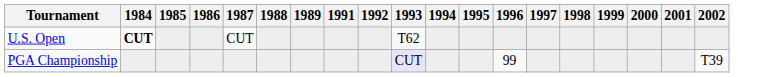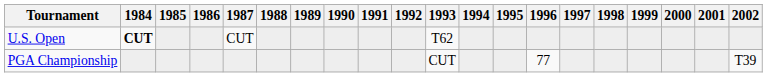+ column: (341, 15)
(408, 61) lavender background -> (442, 61) no background
(510, 61) 99 -> (543, 61) 77
